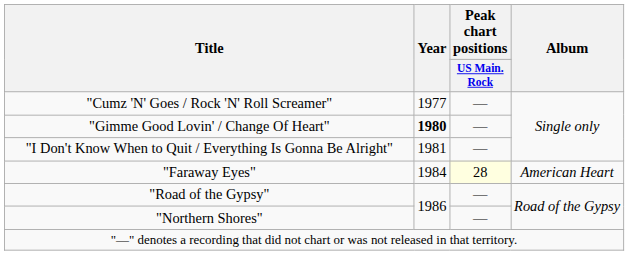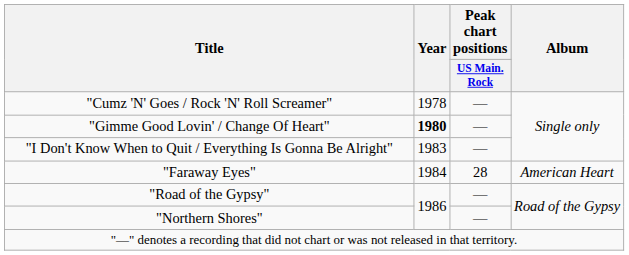(432, 103) 1977 -> (432, 103) 1978
(432, 149) 1981 -> (432, 149) 1983
(480, 172) lightyellow background -> (480, 172) no background
